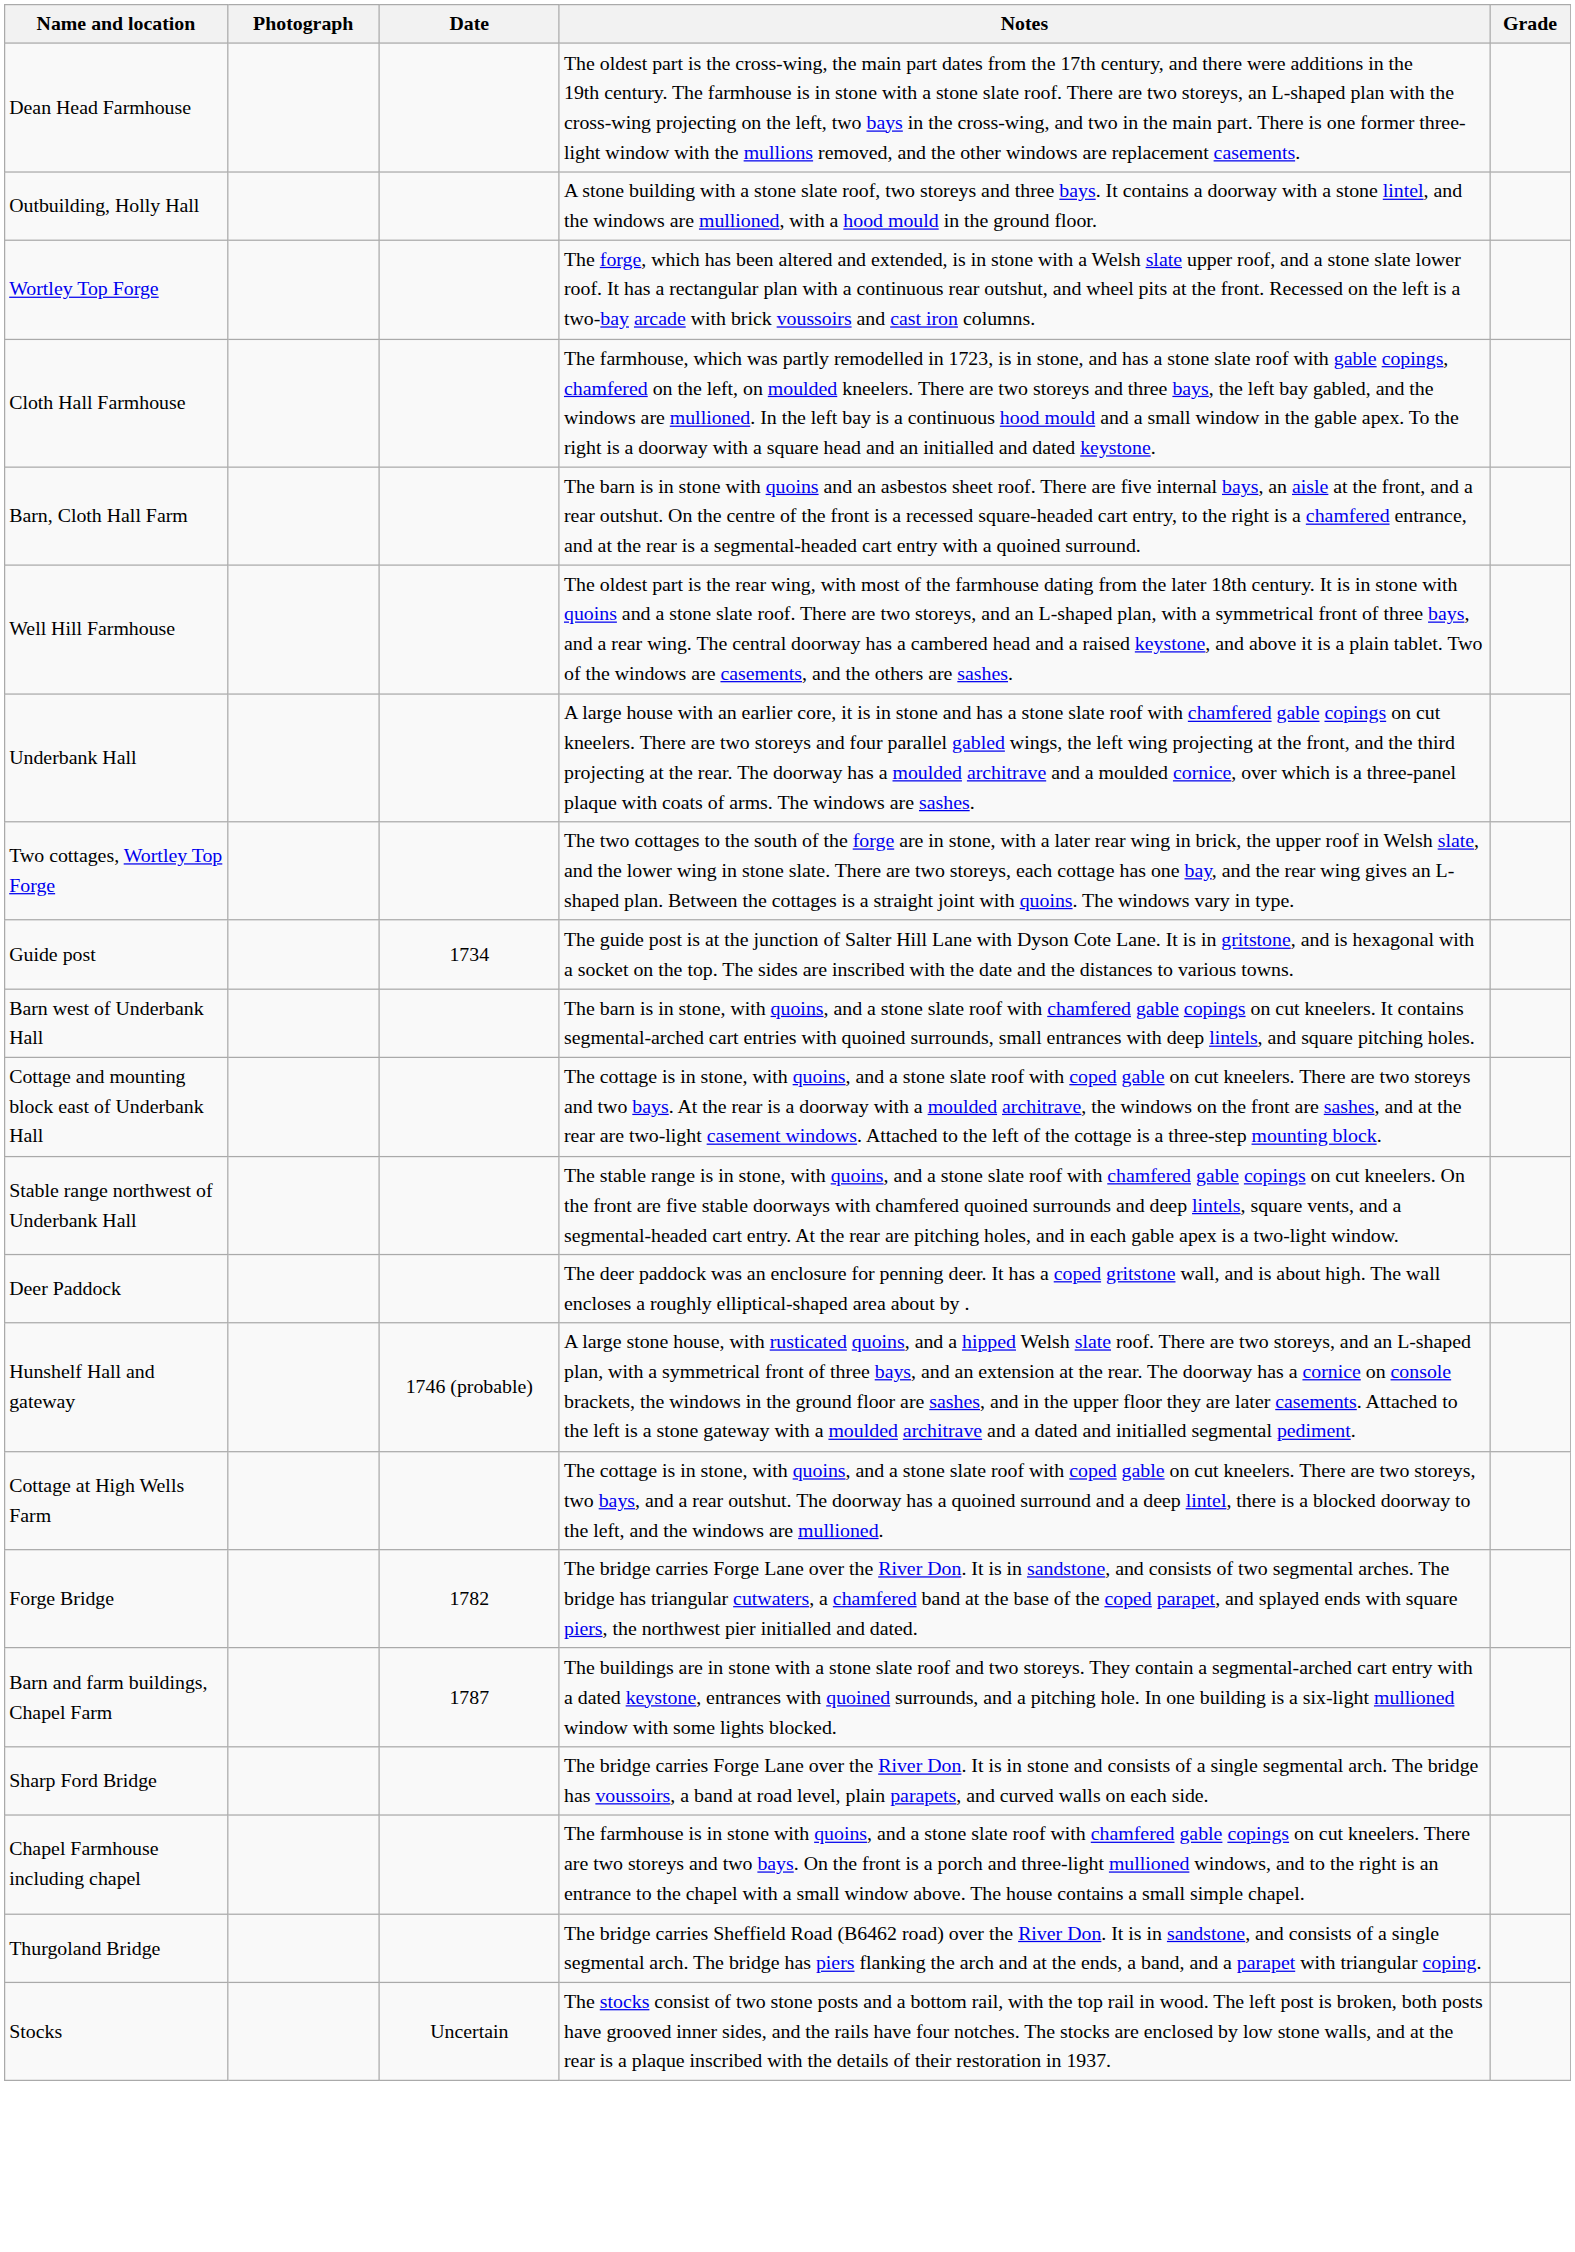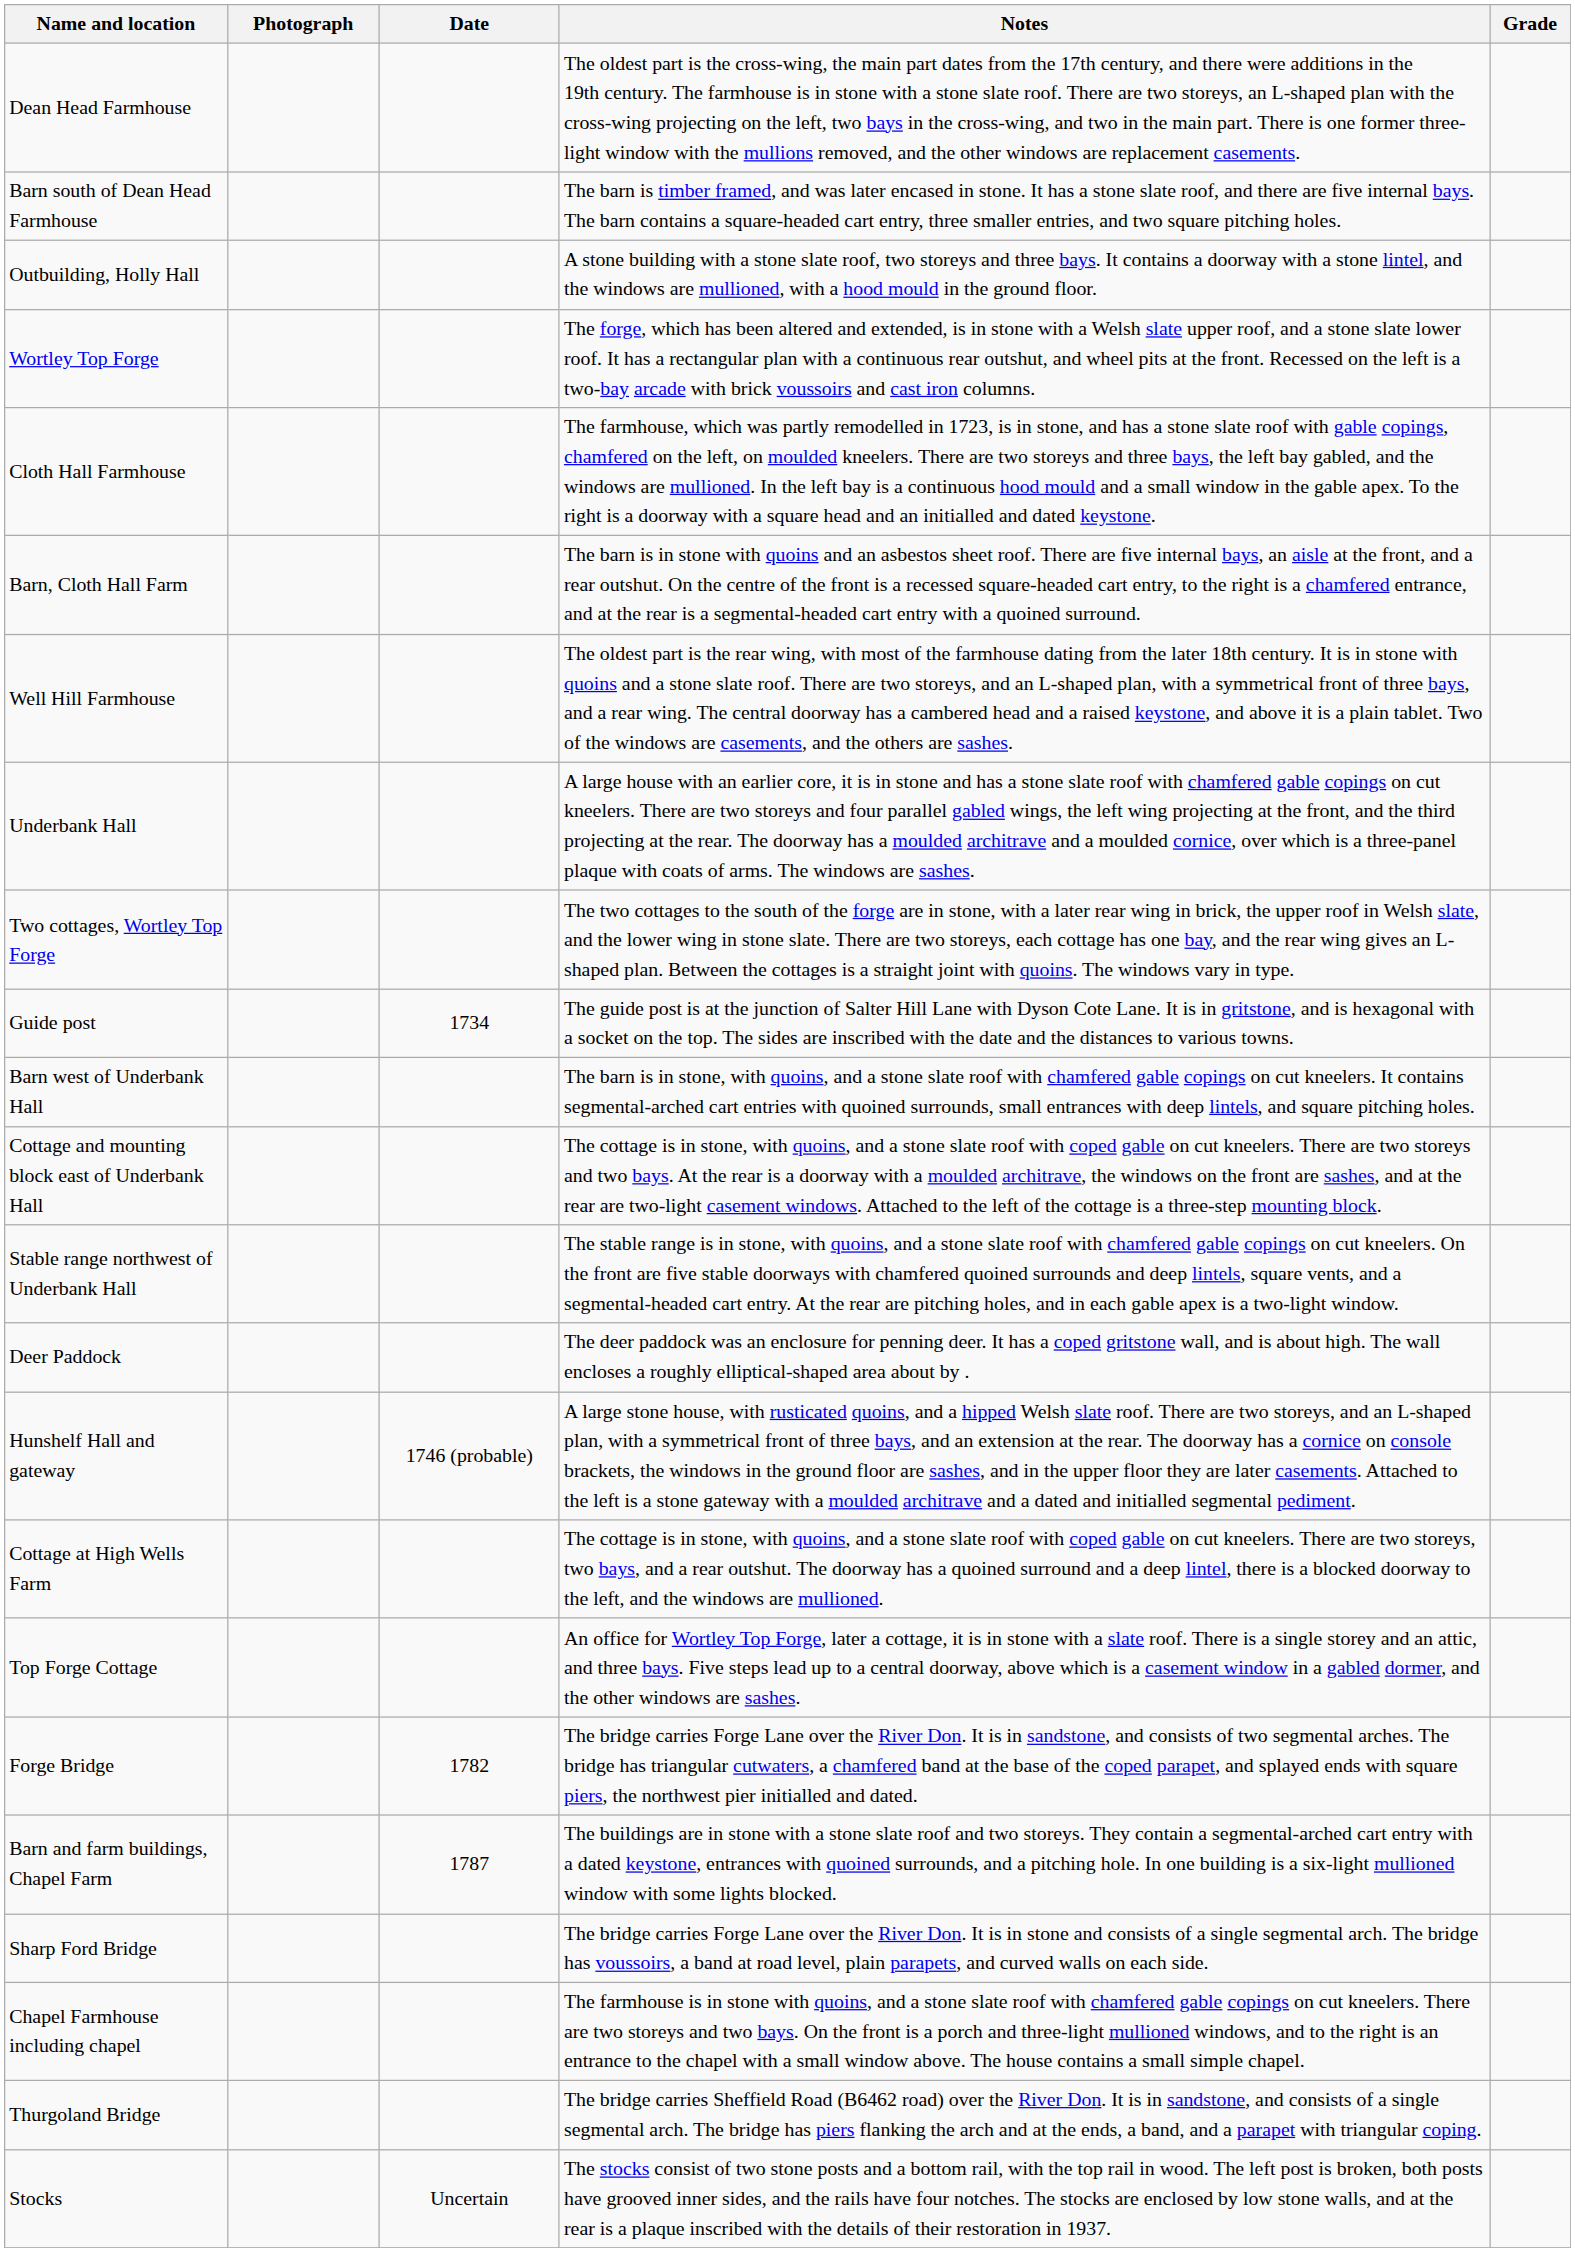+ row: (110, 205)
+ row: (83, 1667)
